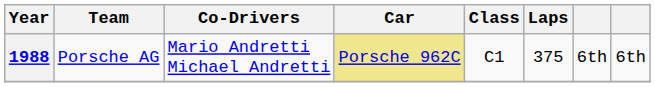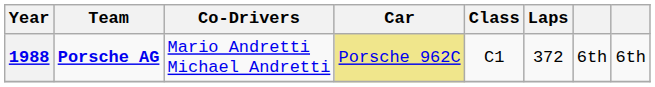(109, 57) normal -> (109, 57) bold
(548, 57) 375 -> (548, 57) 372
